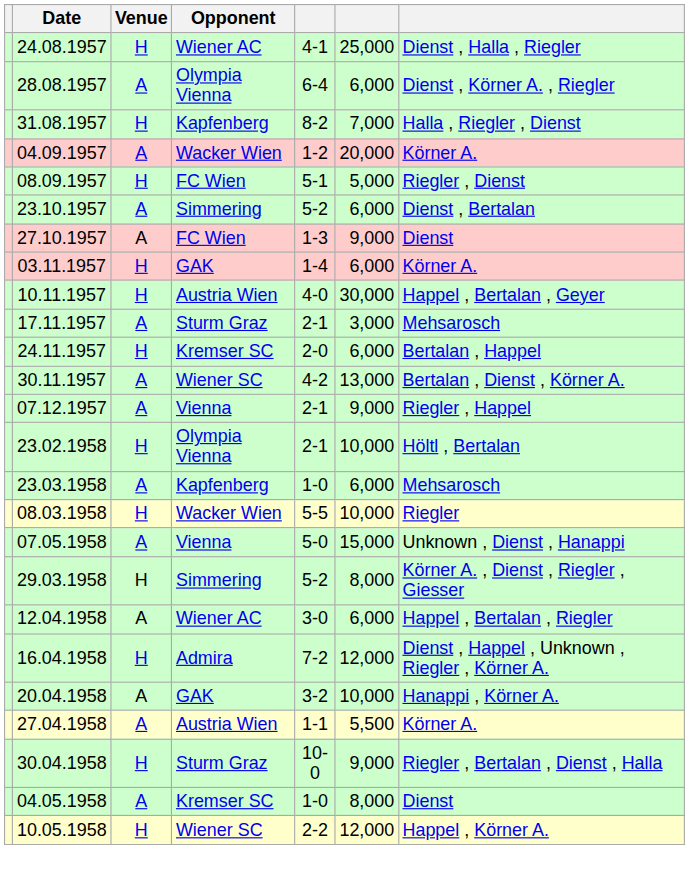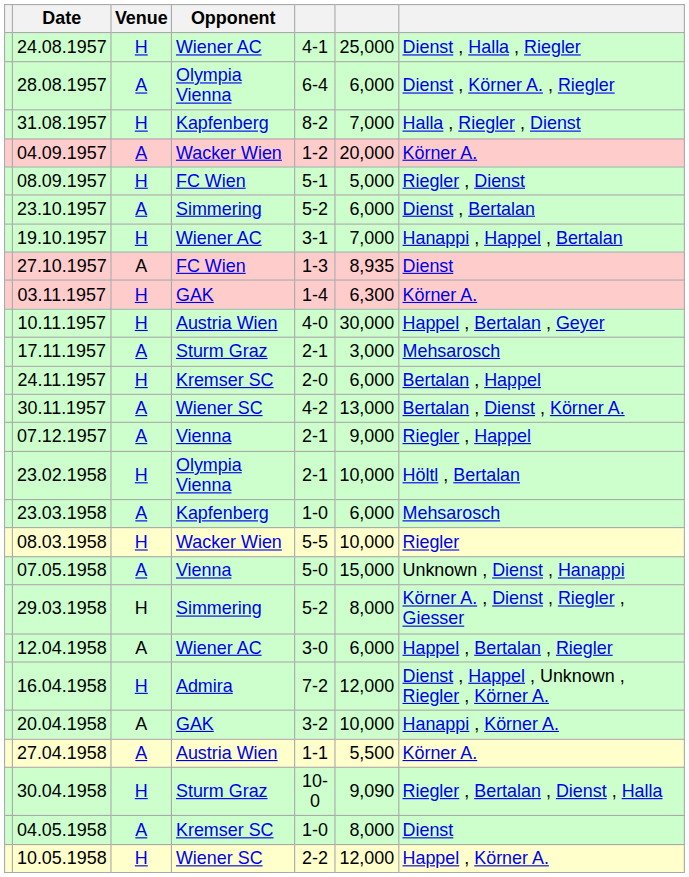+ row: (62, 237)
(372, 237) 9,000 -> (372, 266) 8,935
(372, 266) 6,000 -> (372, 294) 6,300
(372, 763) 9,000 -> (372, 791) 9,090
